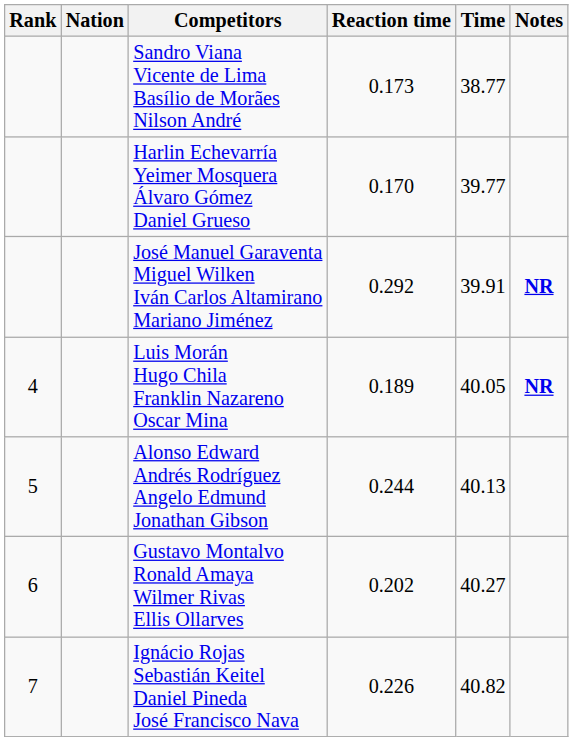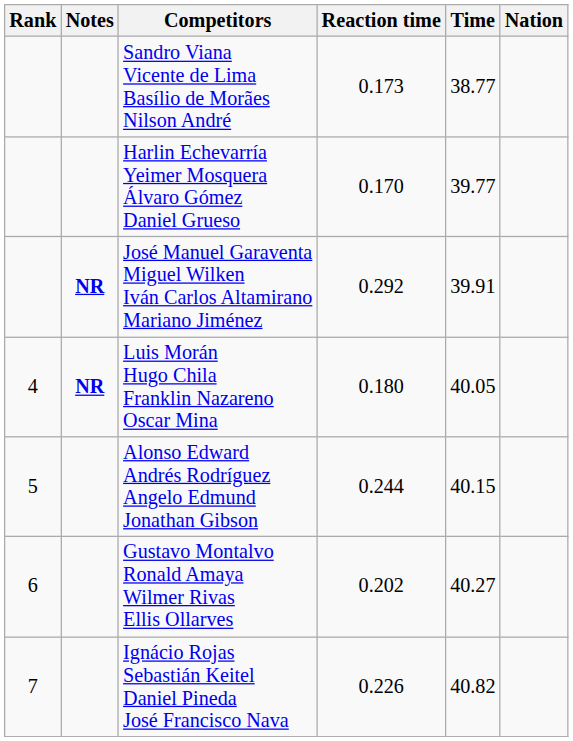columns swapped: (95, 20) <-> (539, 20)
(391, 386) 0.189 -> (381, 386) 0.180
(483, 486) 40.13 -> (473, 486) 40.15
